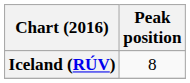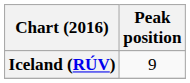(152, 64) 8 -> (152, 64) 9
